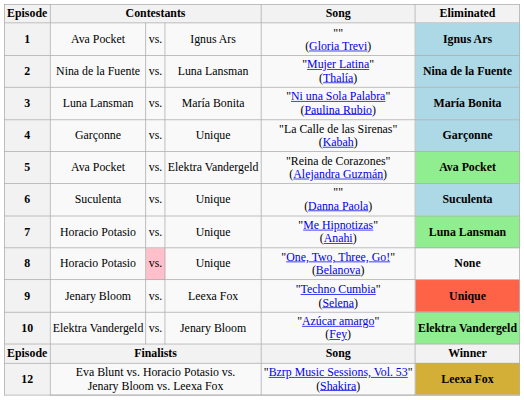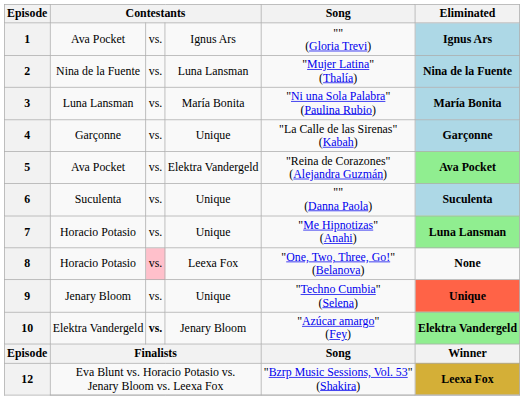(213, 264) Unique -> (213, 264) Leexa Fox
(213, 296) Leexa Fox -> (213, 296) Unique
(156, 328) normal -> (156, 328) bold
